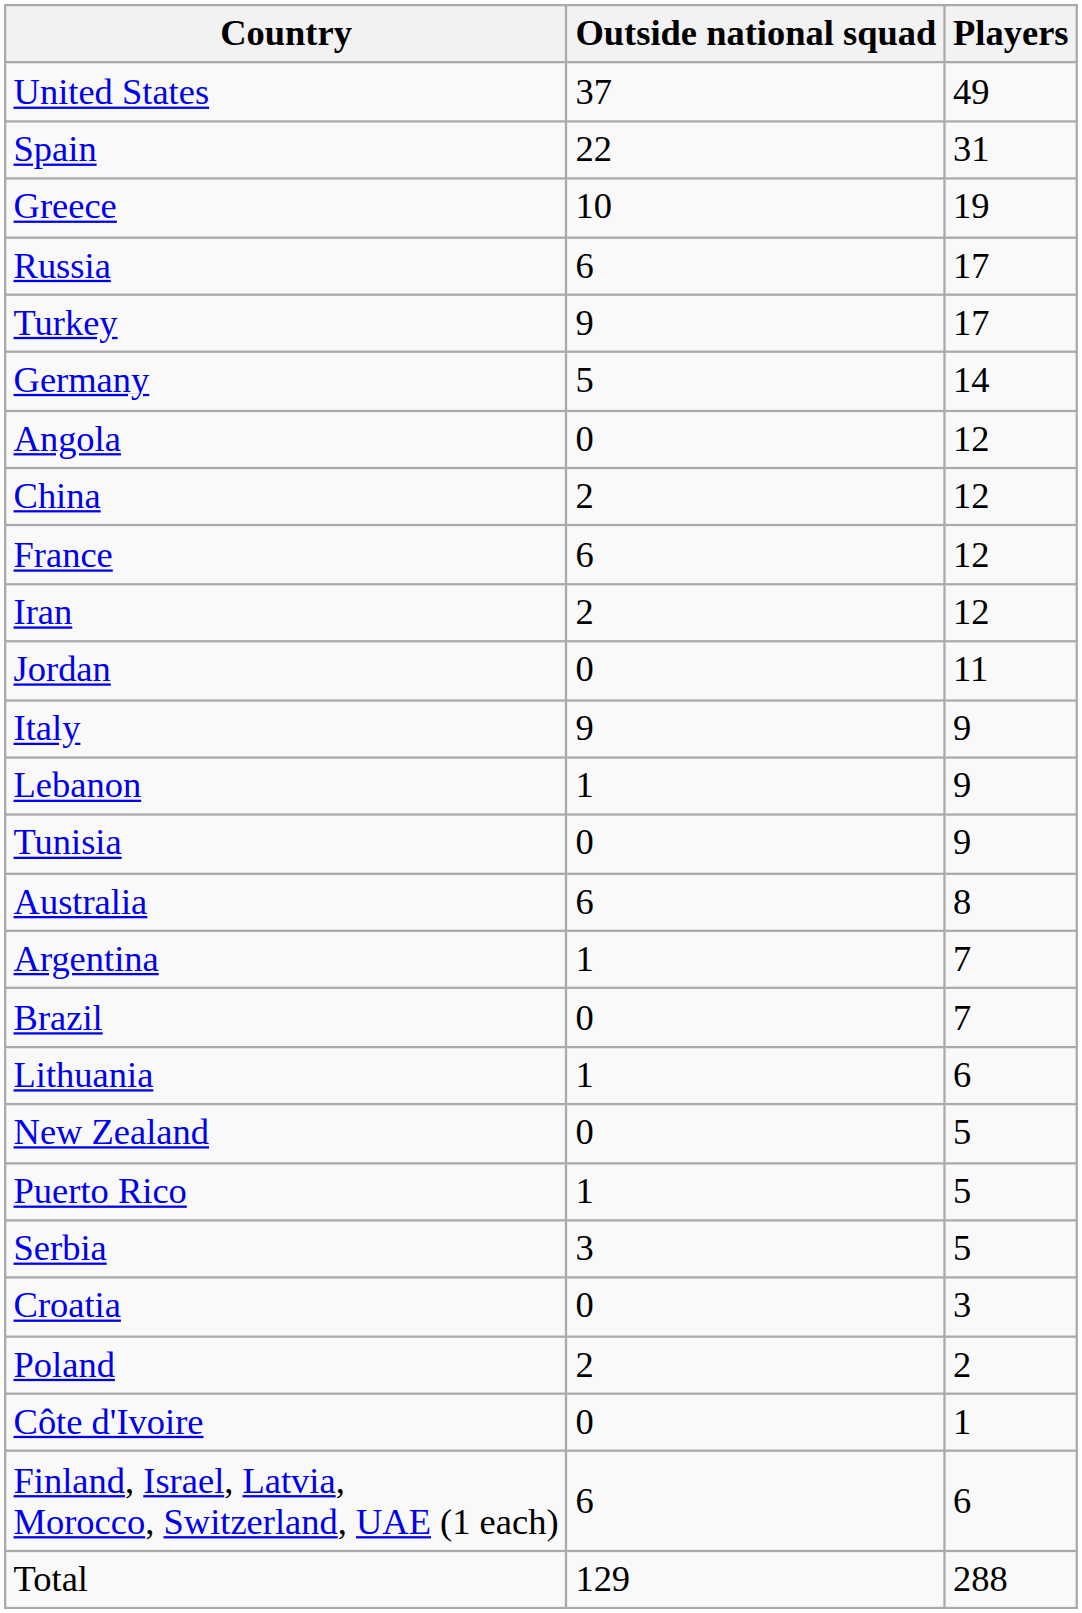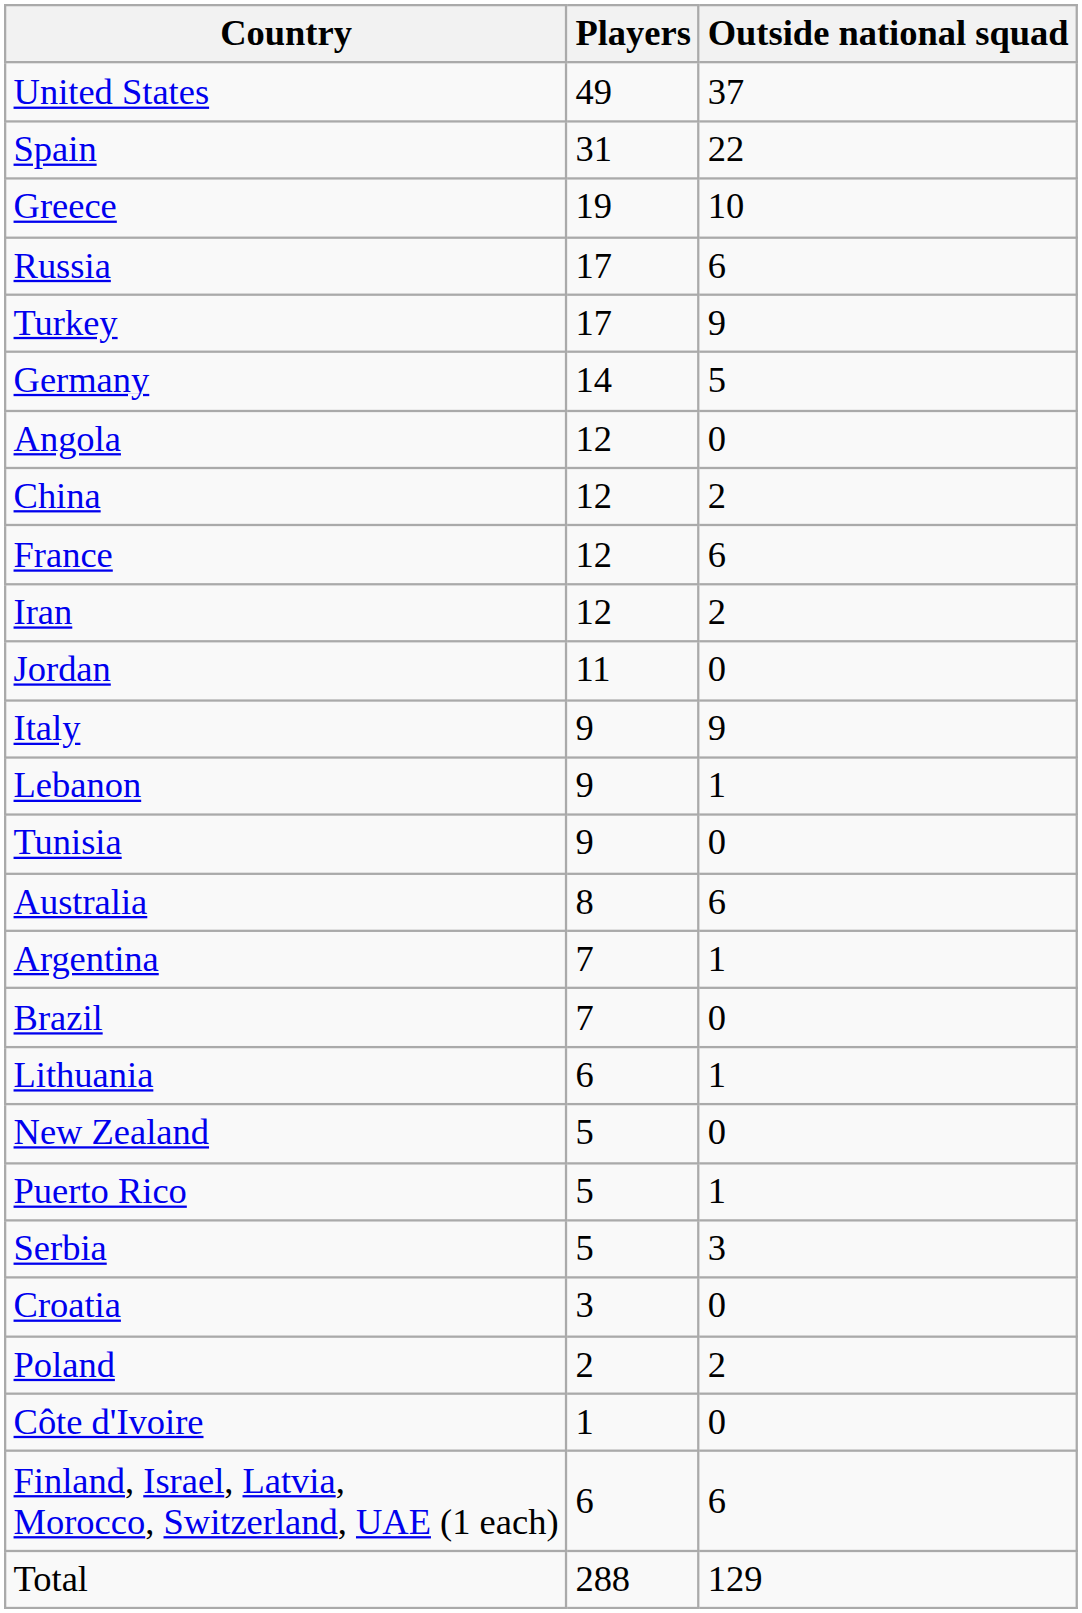columns swapped: (1011, 33) <-> (756, 33)
